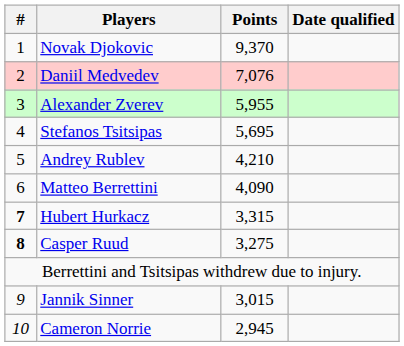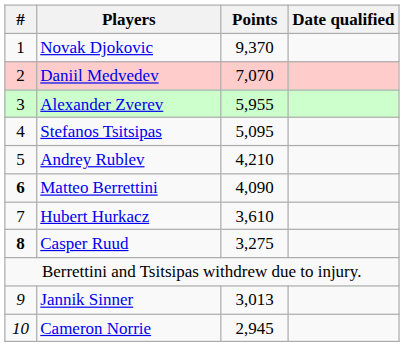(255, 75) 7,076 -> (255, 75) 7,070
(255, 131) 5,695 -> (255, 131) 5,095
(20, 187) normal -> (20, 187) bold
(20, 215) bold -> (20, 215) normal
(255, 215) 3,315 -> (255, 215) 3,610
(255, 299) 3,015 -> (255, 299) 3,013
